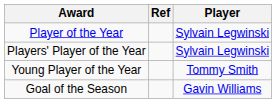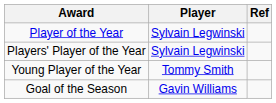columns swapped: (222, 13) <-> (161, 13)
